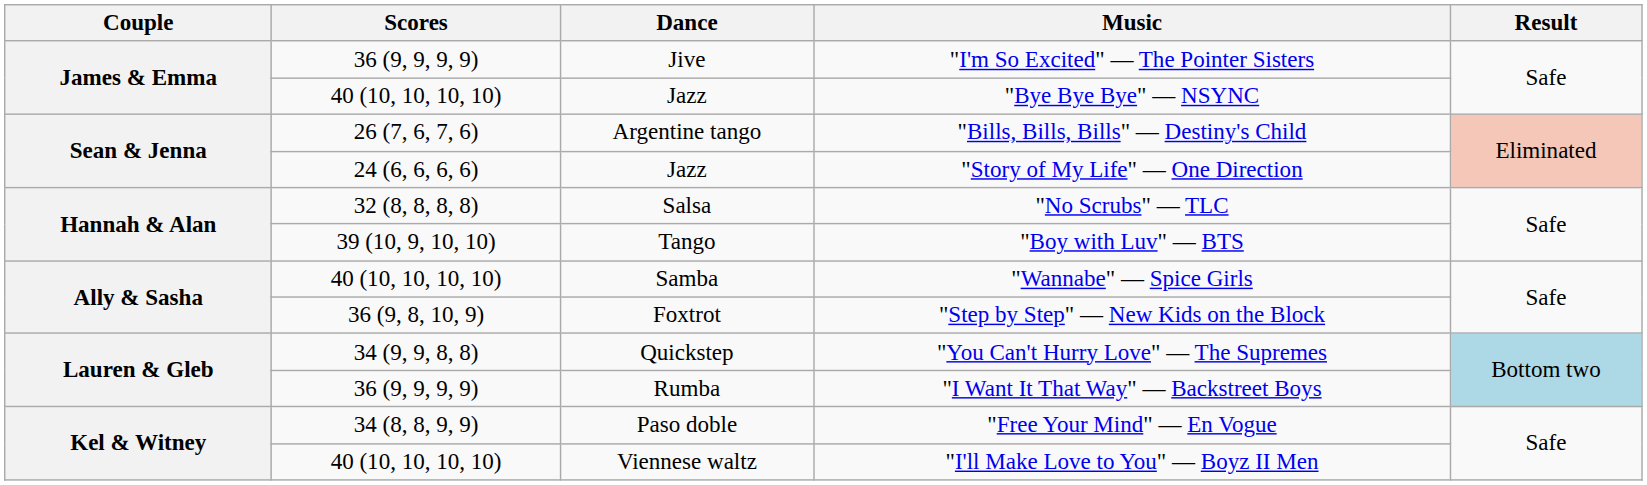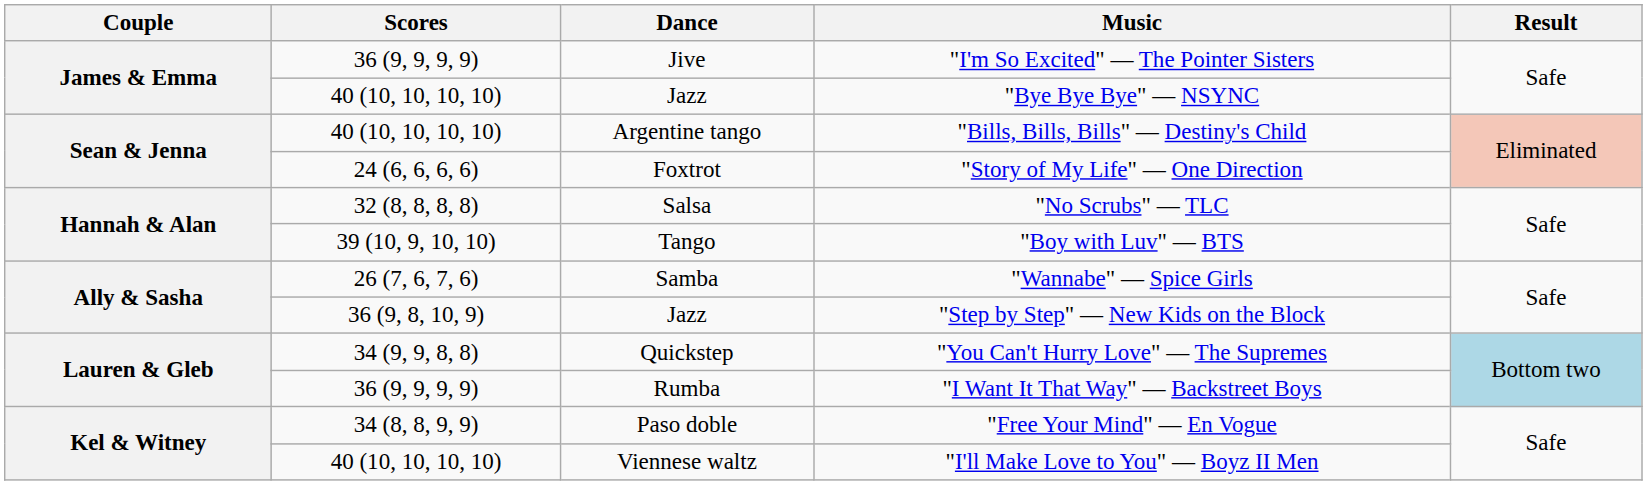(416, 132) 26 (7, 6, 7, 6) -> (416, 132) 40 (10, 10, 10, 10)
(687, 168) Jazz -> (687, 168) Foxtrot
(416, 278) 40 (10, 10, 10, 10) -> (416, 278) 26 (7, 6, 7, 6)
(687, 315) Foxtrot -> (687, 315) Jazz
